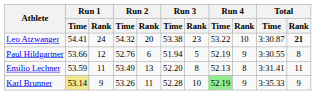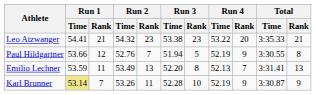(101, 40) 24 -> (101, 40) 21
(149, 40) 20 -> (149, 40) 23
(244, 40) 10 -> (244, 40) 20
(272, 40) 3:30.87 -> (272, 40) 3:35.33
(299, 40) bold -> (299, 40) normal
(149, 54) 6 -> (149, 54) 7
(244, 69) 8 -> (244, 69) 7
(299, 69) 11 -> (299, 69) 13
(101, 83) 9 -> (101, 83) 7
(221, 83) lightgreen background -> (221, 83) no background
(272, 83) 3:35.33 -> (272, 83) 3:30.87
